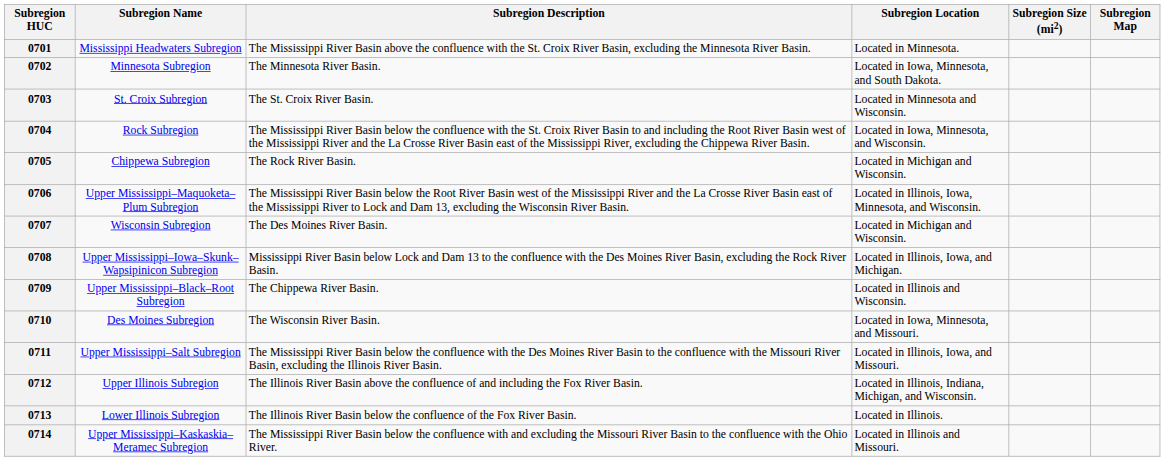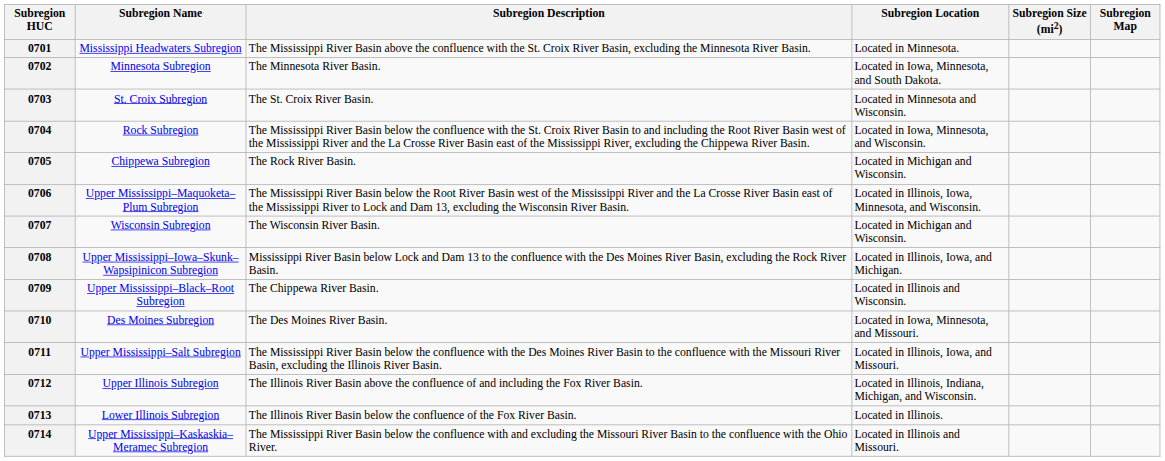(318, 225) The Des Moines River Basin. -> (314, 225) The Wisconsin River Basin.
(314, 320) The Wisconsin River Basin. -> (318, 320) The Des Moines River Basin.
